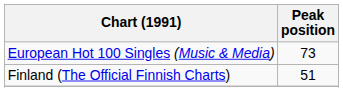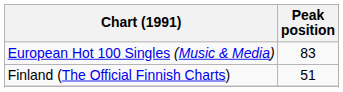(308, 53) 73 -> (308, 53) 83
